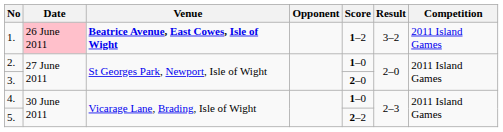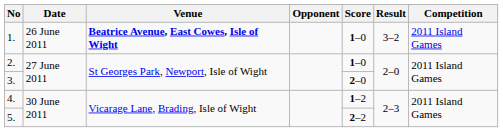(43, 37) pink background -> (43, 37) no background
(358, 37) 1–2 -> (358, 37) 1–0
(358, 98) 1–0 -> (358, 98) 1–2
